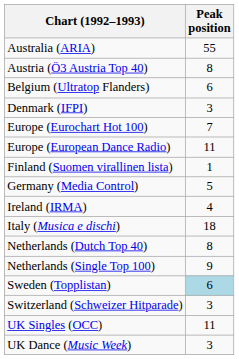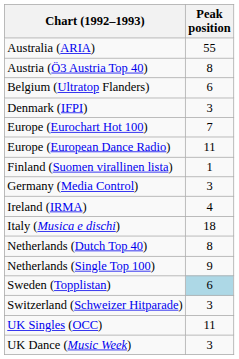(210, 186) 5 -> (210, 186) 3
